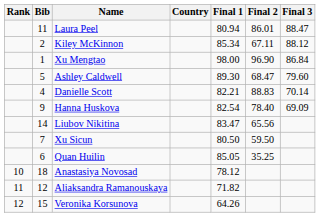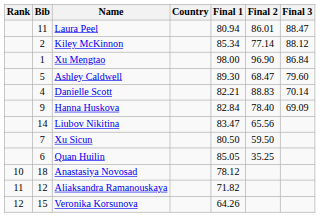(263, 44) 67.11 -> (263, 44) 77.14
(228, 108) 82.54 -> (228, 108) 82.84
